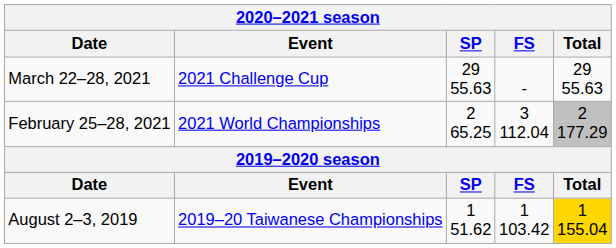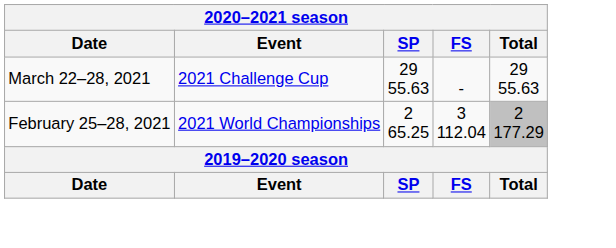- row: (73, 220)
